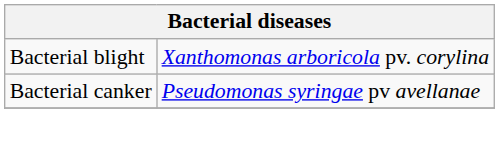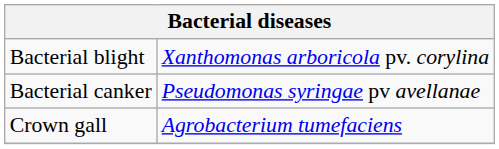+ row: (58, 125)
